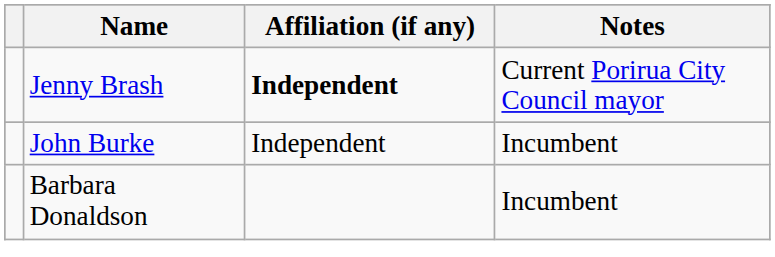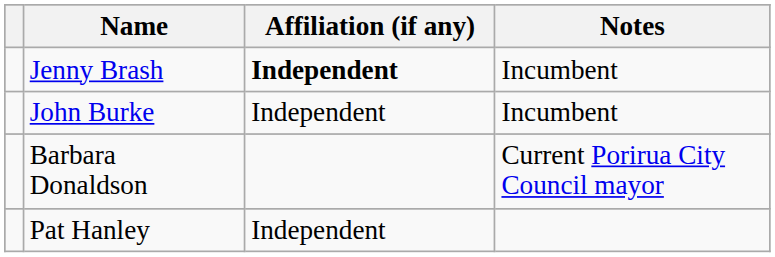(613, 84) Current Porirua City Council mayor -> (560, 69) Incumbent
(560, 201) Incumbent -> (613, 170) Current Porirua City Council mayor
+ row: (90, 229)
